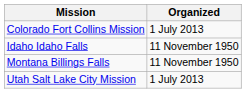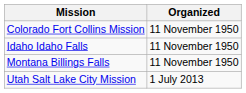(177, 29) 1 July 2013 -> (194, 29) 11 November 1950
